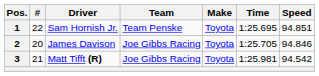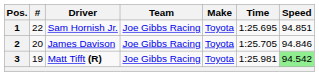(152, 28) Team Penske -> (161, 28) Joe Gibbs Racing
(38, 59) 21 -> (38, 59) 19
(297, 59) no background -> (297, 59) lightgreen background
